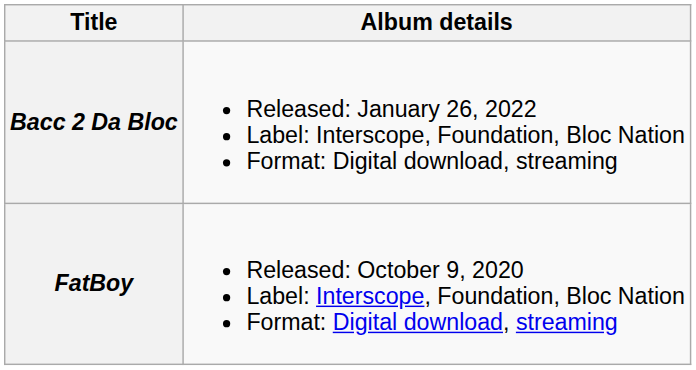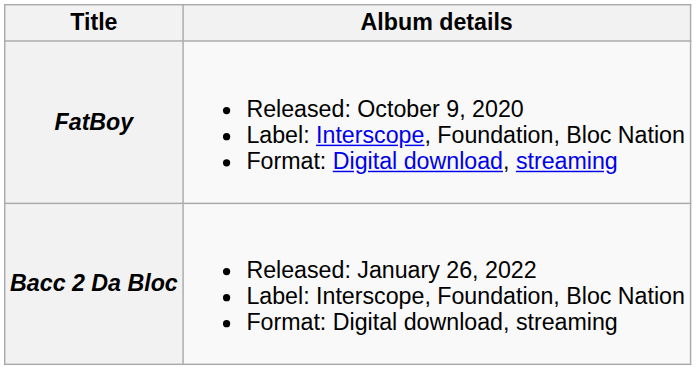rows swapped: (94, 283) <-> (94, 122)
